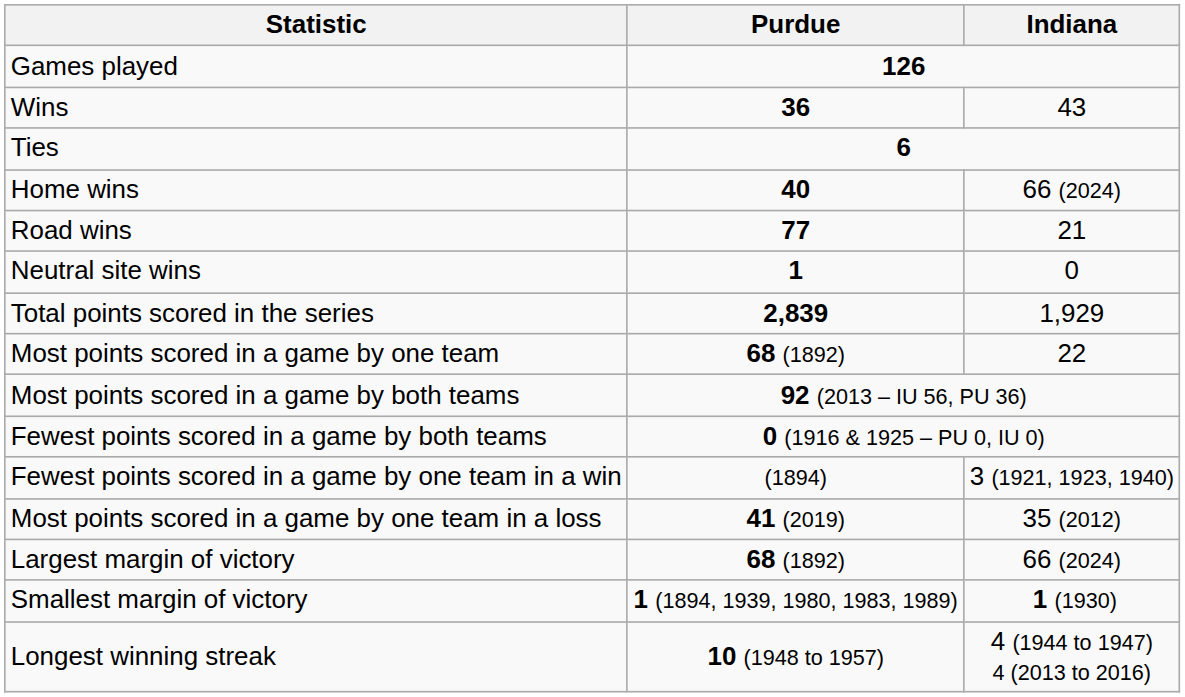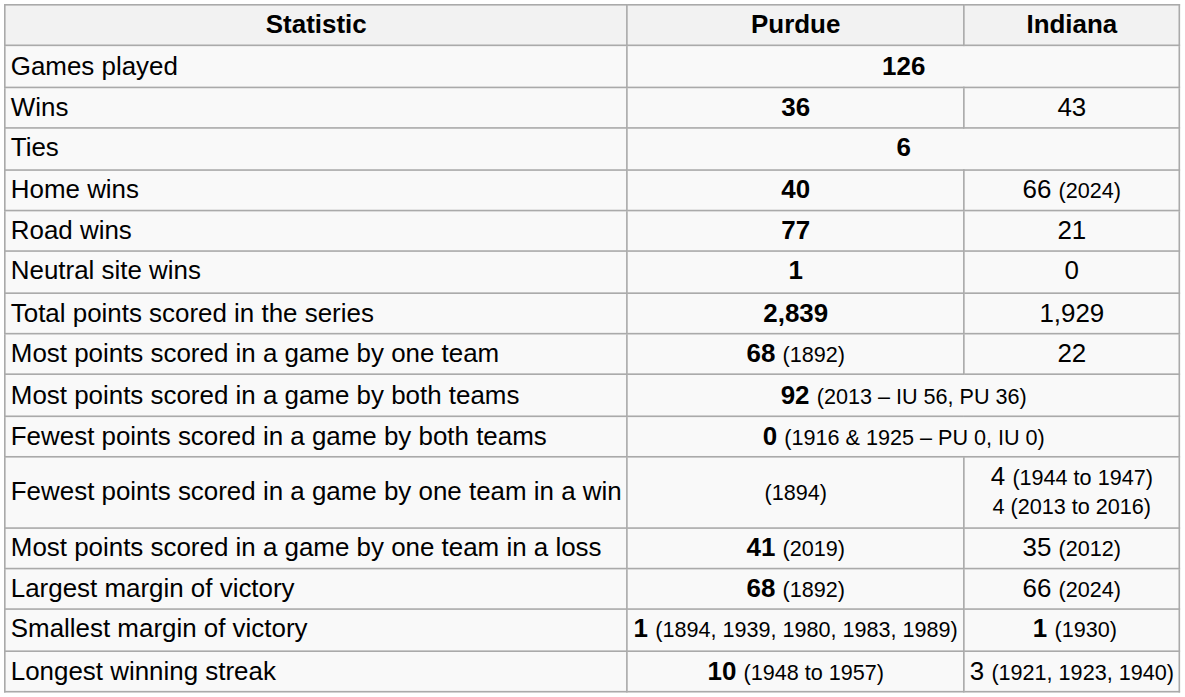(1072, 477) 3 (1921, 1923, 1940) -> (1072, 491) 4 (1944 to 1947) 4 (2013 to 2016)
(1072, 656) 4 (1944 to 1947) 4 (2013 to 2016) -> (1072, 670) 3 (1921, 1923, 1940)
